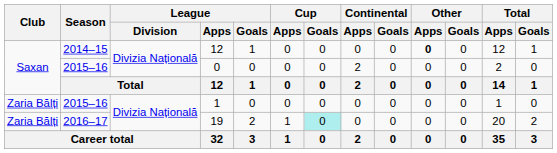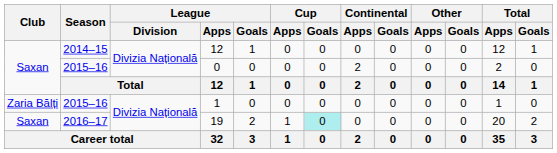(428, 49) bold -> (428, 49) normal
(33, 121) Zaria Bălți -> (33, 121) Saxan
